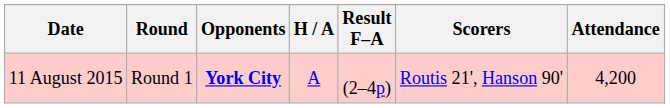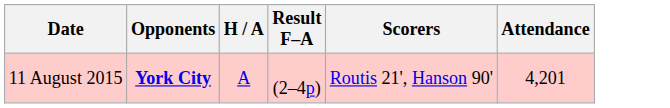- column: (162, 29)
(616, 78) 4,200 -> (546, 78) 4,201
